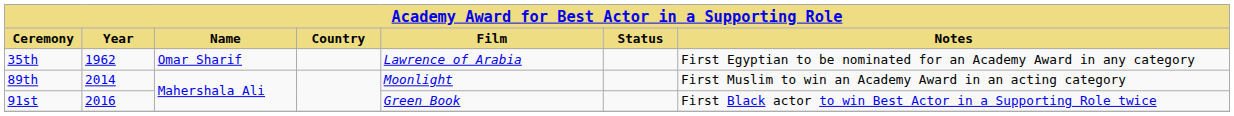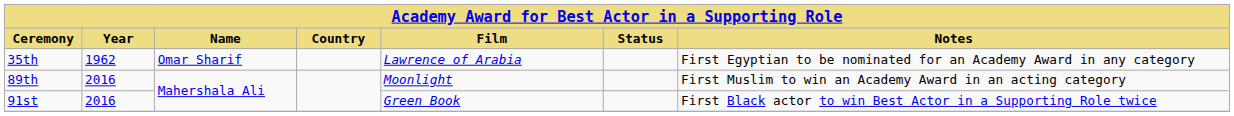(100, 80) 2014 -> (100, 80) 2016
